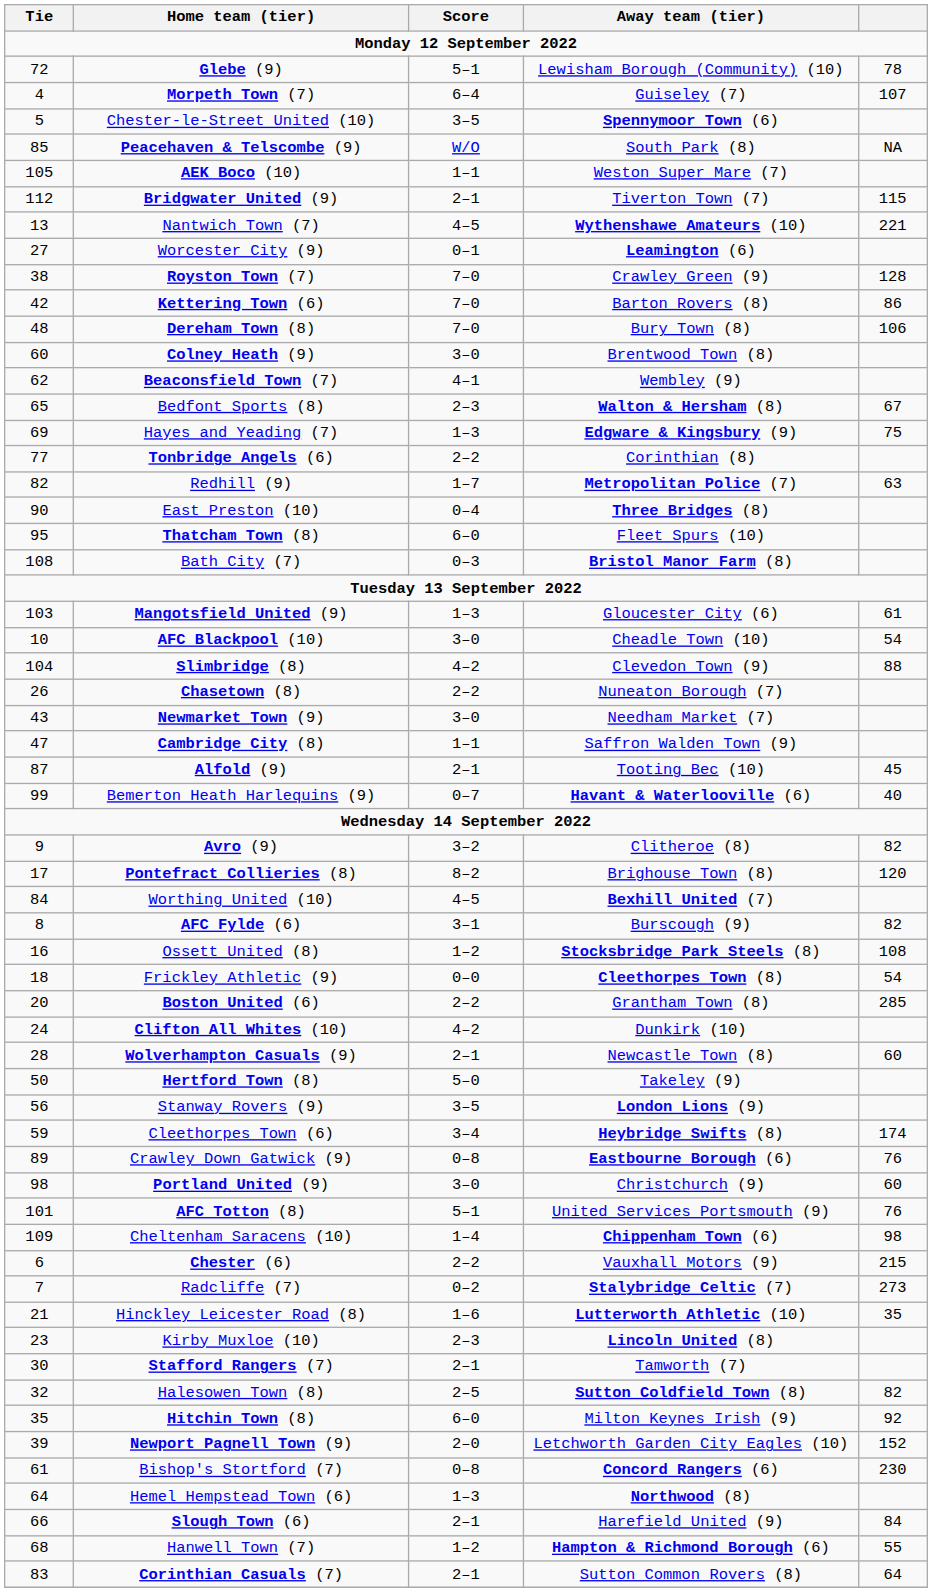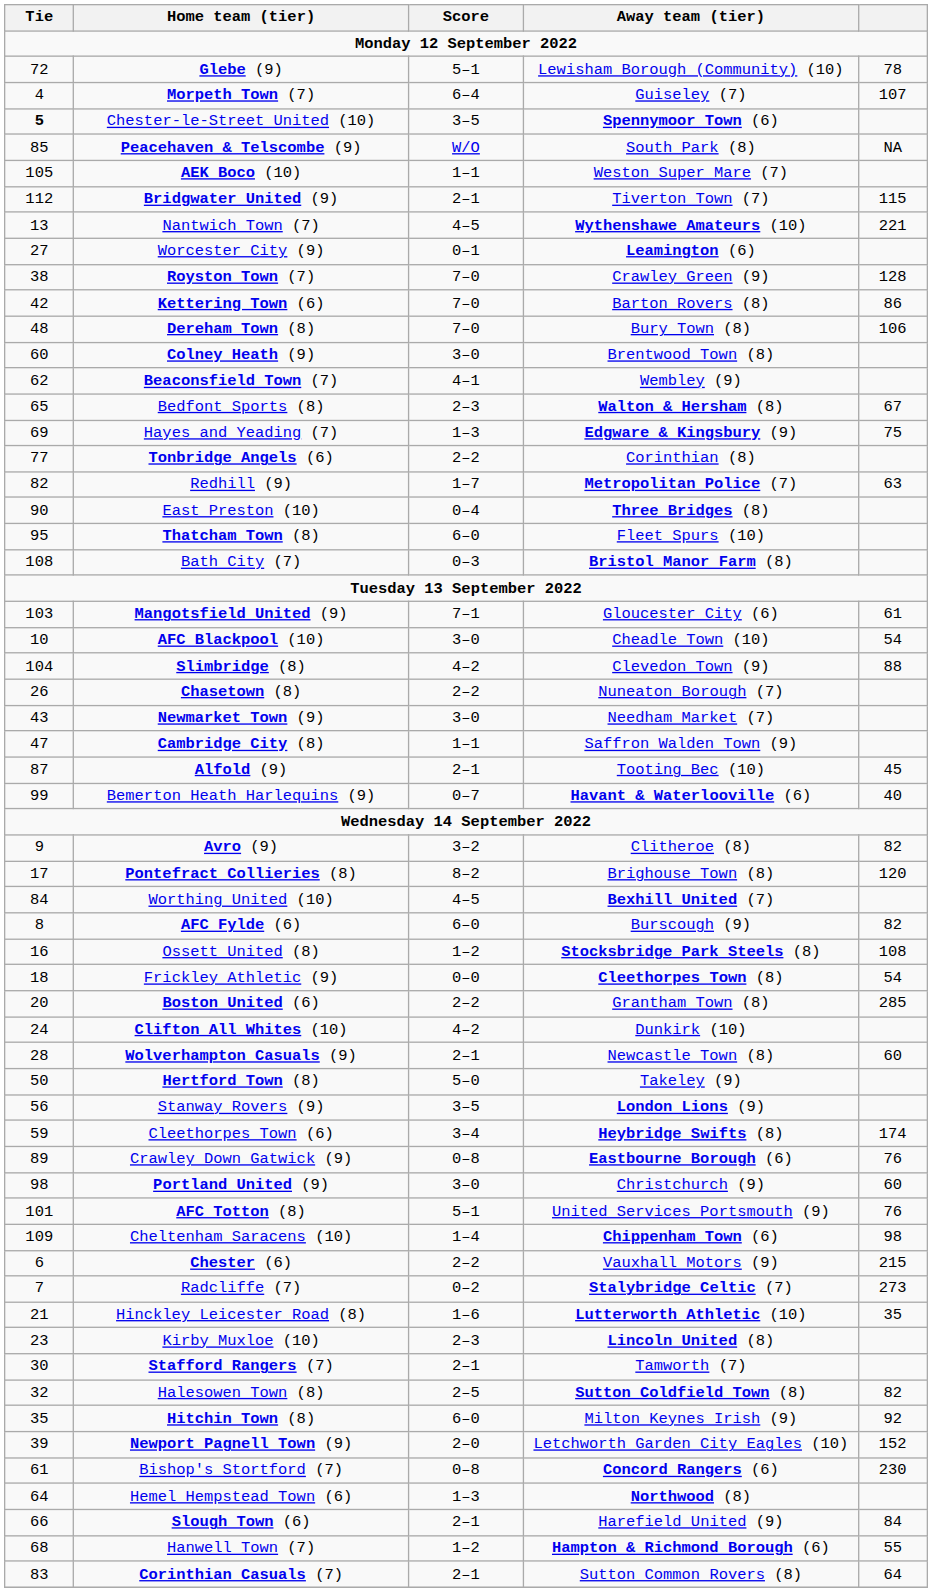(39, 121) normal -> (39, 121) bold
(466, 614) 1–3 -> (466, 614) 7–1
(466, 925) 3–1 -> (466, 925) 6–0
